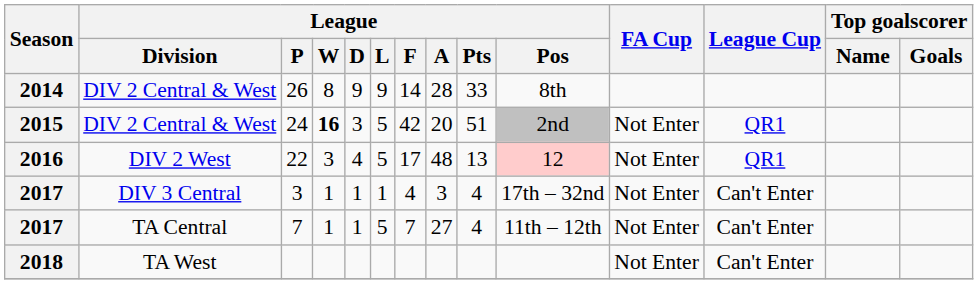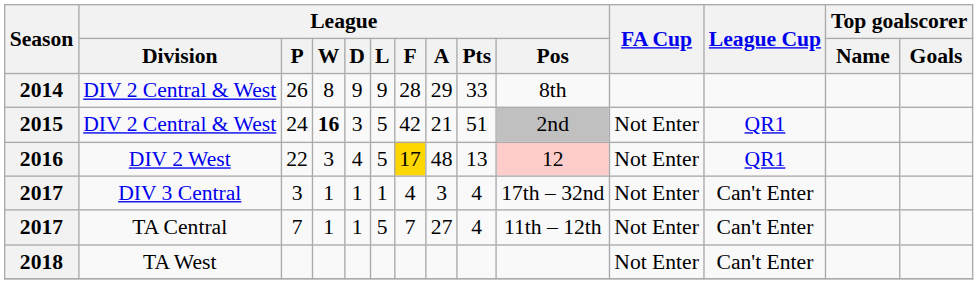(410, 90) 14 -> (410, 90) 28
(442, 90) 28 -> (442, 90) 29
(442, 124) 20 -> (442, 124) 21
(410, 158) no background -> (410, 158) gold background
